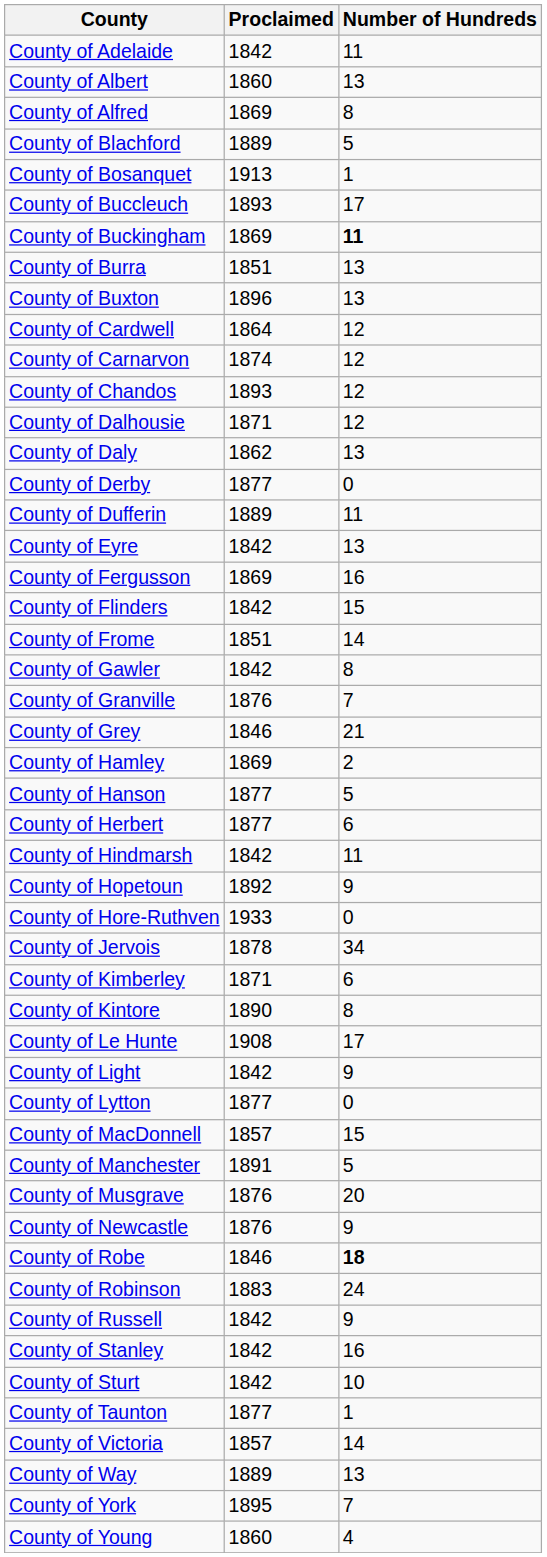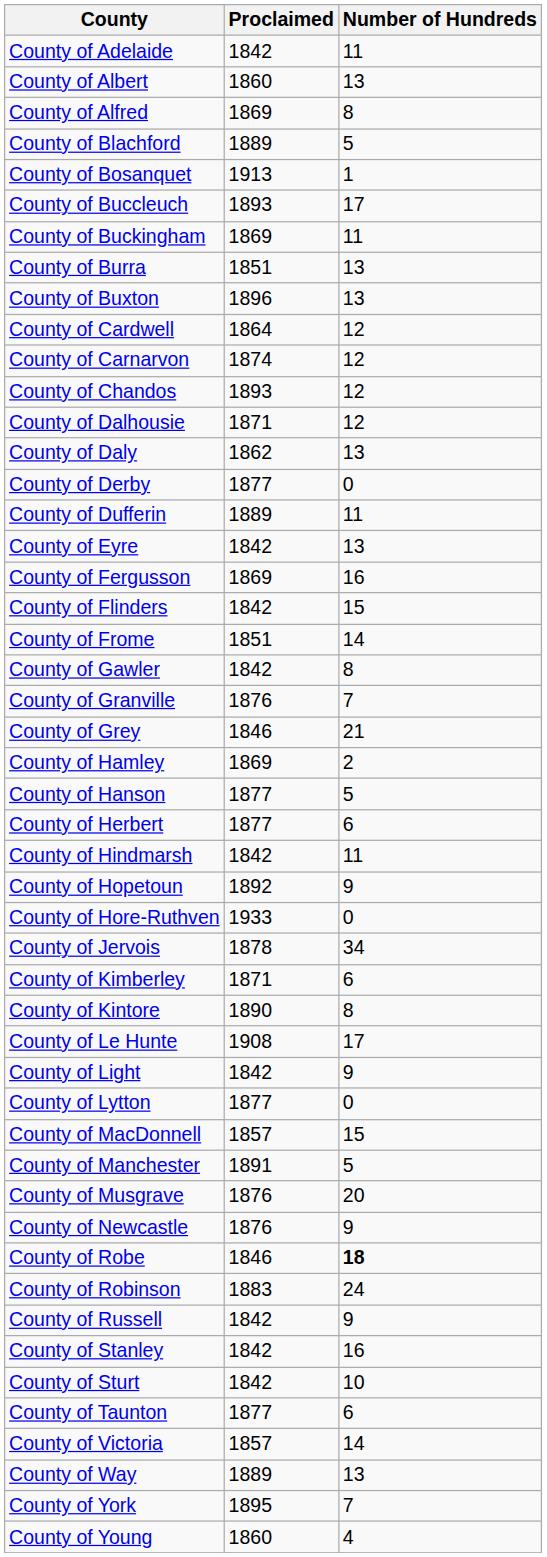(353, 236) bold -> (353, 236) normal
(348, 1413) 1 -> (348, 1413) 6
